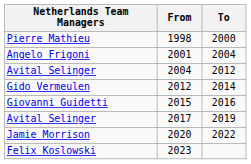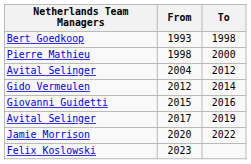+ row: (179, 40)
- row: (179, 56)
